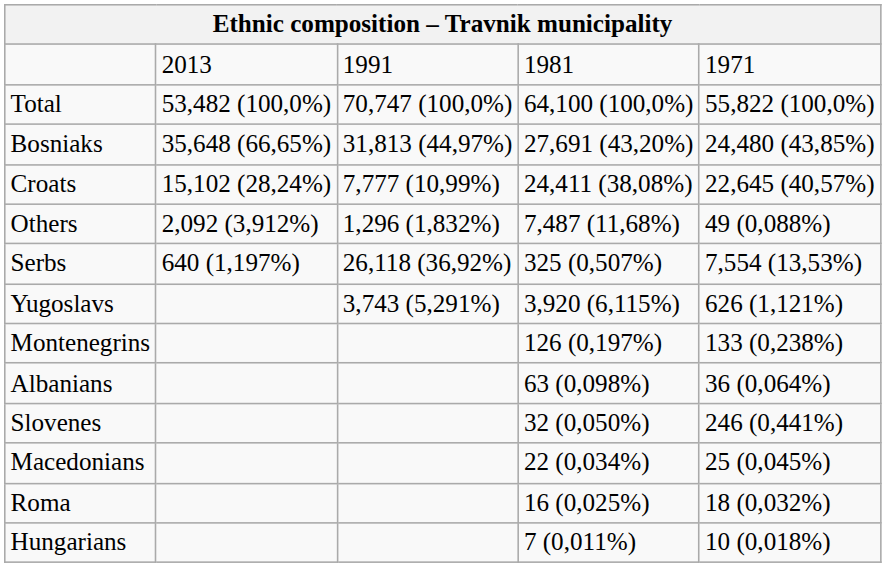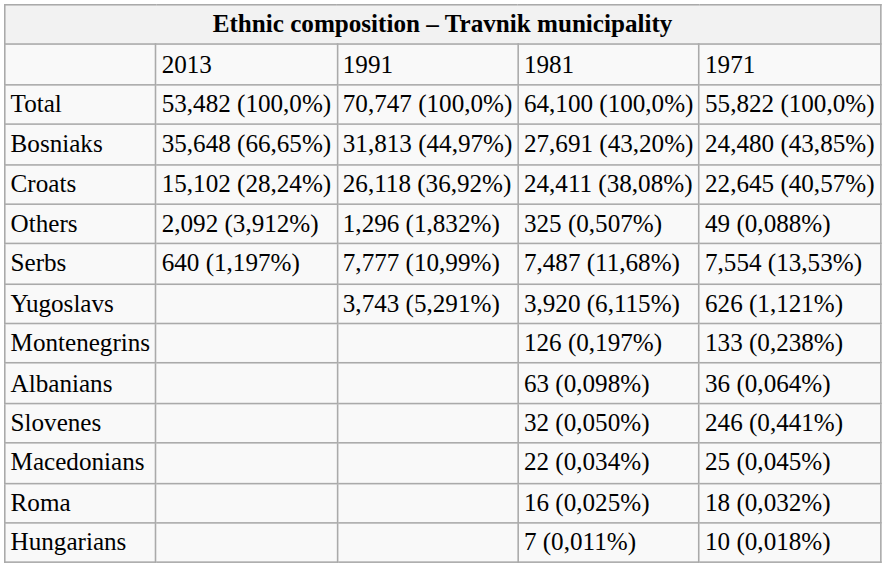(421, 183) 7,777 (10,99%) -> (427, 183) 26,118 (36,92%)
(602, 223) 7,487 (11,68%) -> (593, 223) 325 (0,507%)
(427, 263) 26,118 (36,92%) -> (421, 263) 7,777 (10,99%)
(593, 263) 325 (0,507%) -> (602, 263) 7,487 (11,68%)
